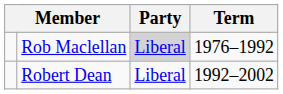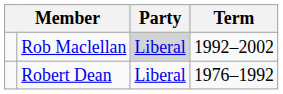(234, 46) 1976–1992 -> (234, 46) 1992–2002
(234, 74) 1992–2002 -> (234, 74) 1976–1992
